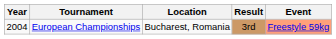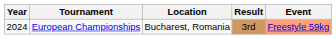(17, 27) 2004 -> (17, 27) 2024
